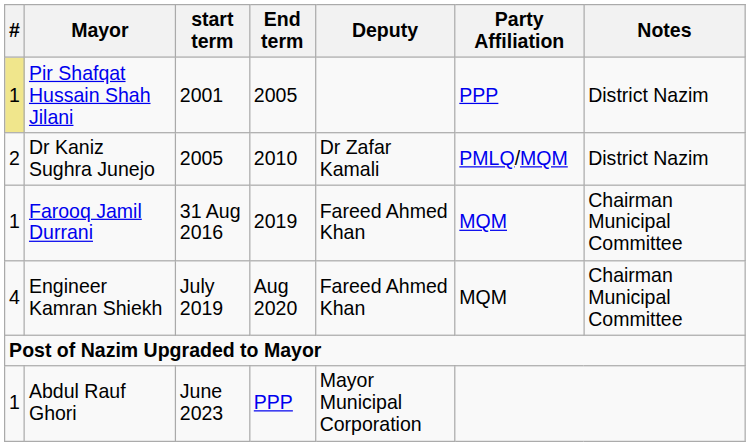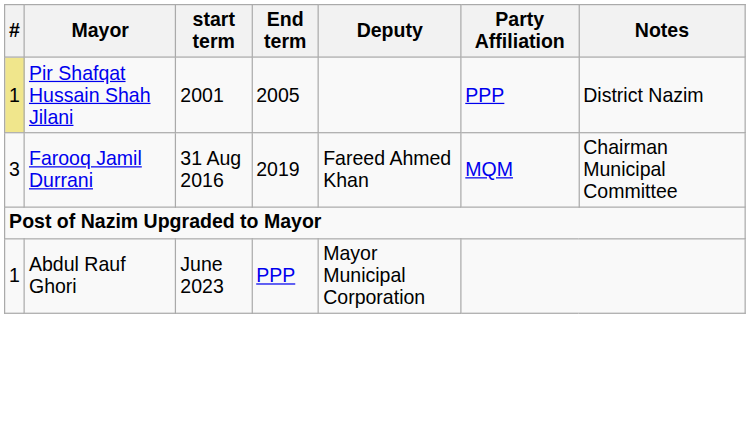- row: (92, 158)
(15, 222) 1 -> (15, 169) 3
- row: (96, 297)
